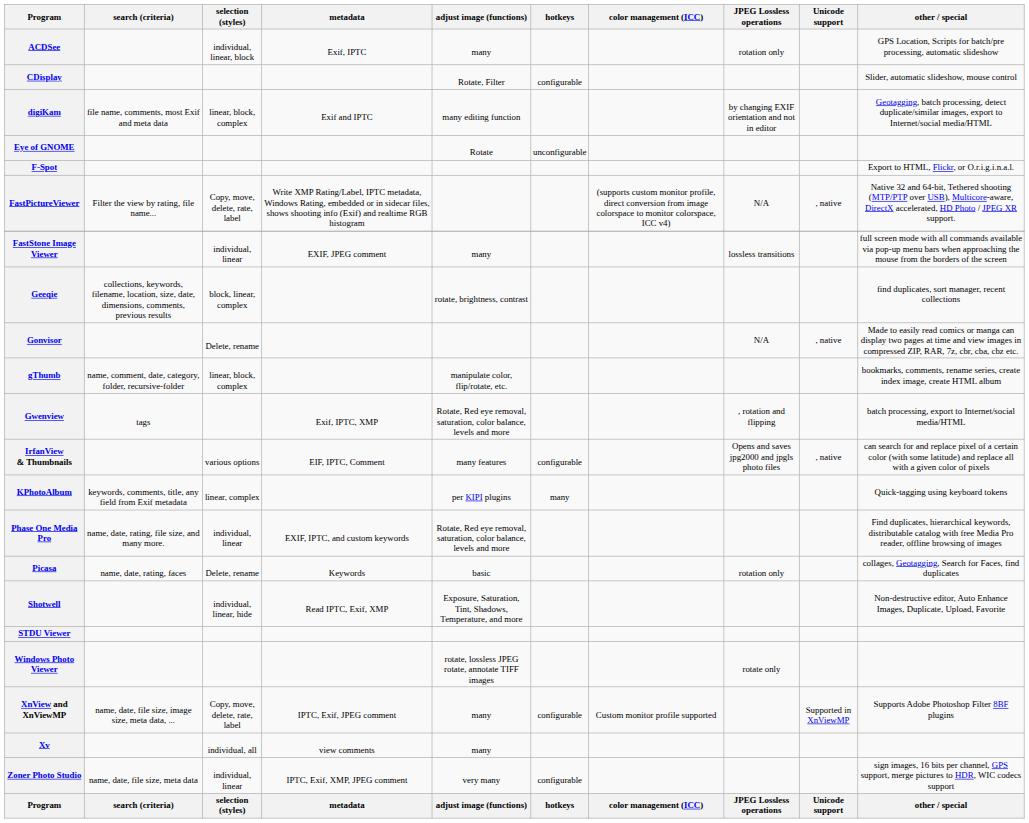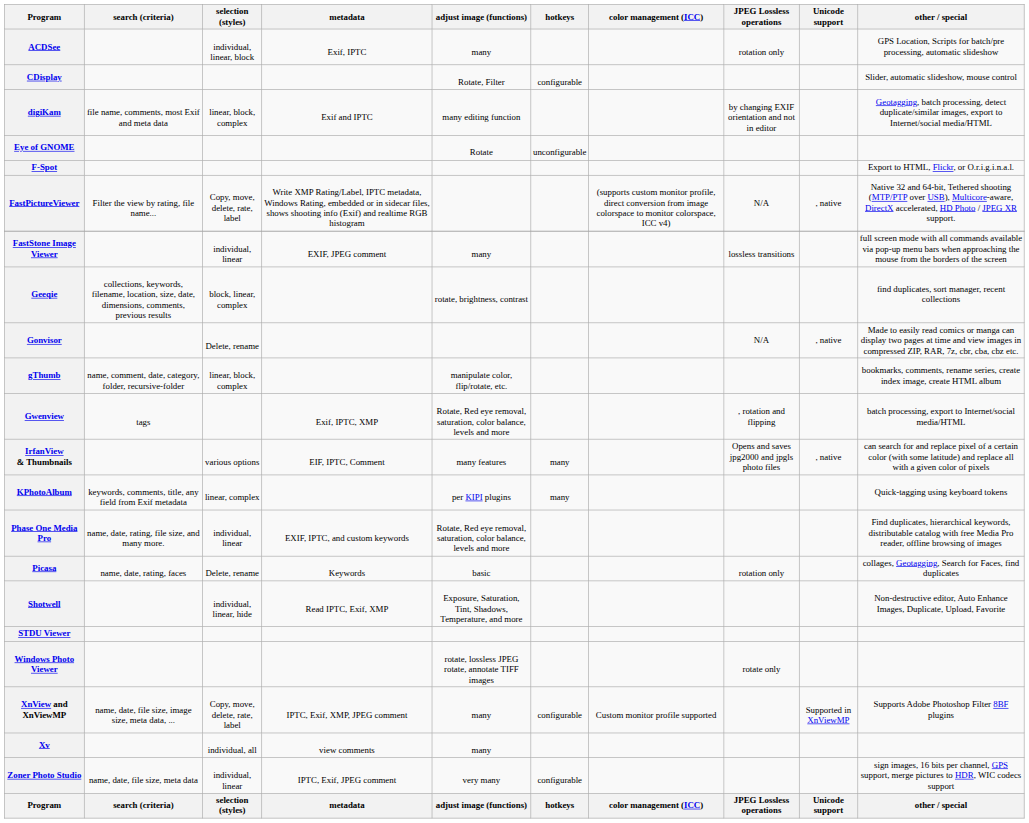(560, 461) configurable -> (560, 461) many
(347, 714) IPTC, Exif, JPEG comment -> (347, 714) IPTC, Exif, XMP, JPEG comment
(347, 780) IPTC, Exif, XMP, JPEG comment -> (347, 780) IPTC, Exif, JPEG comment
